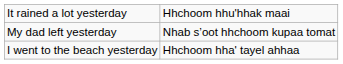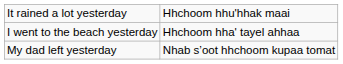rows swapped: (62, 31) <-> (82, 50)
